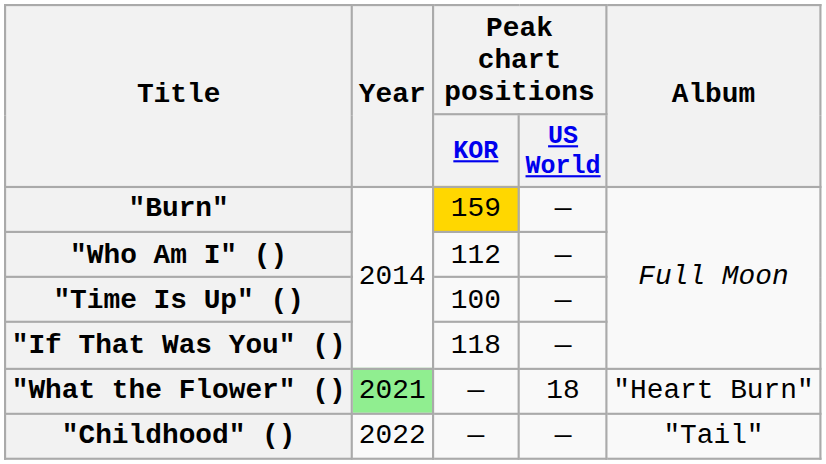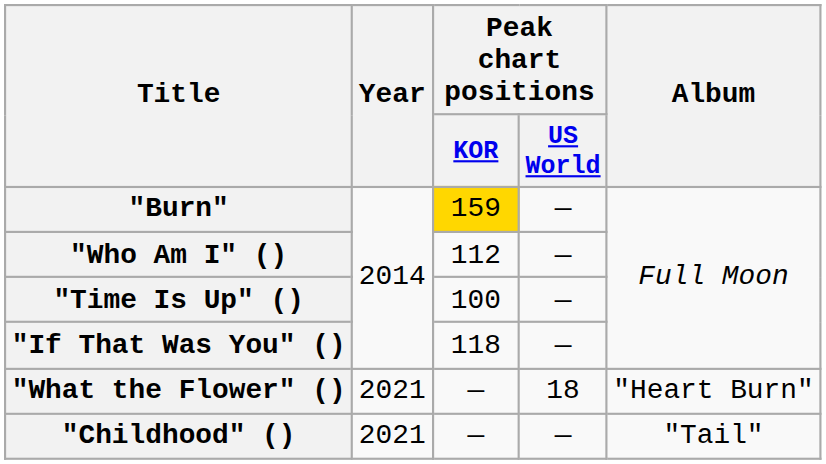(392, 391) lightgreen background -> (392, 391) no background
(392, 436) 2022 -> (392, 436) 2021
